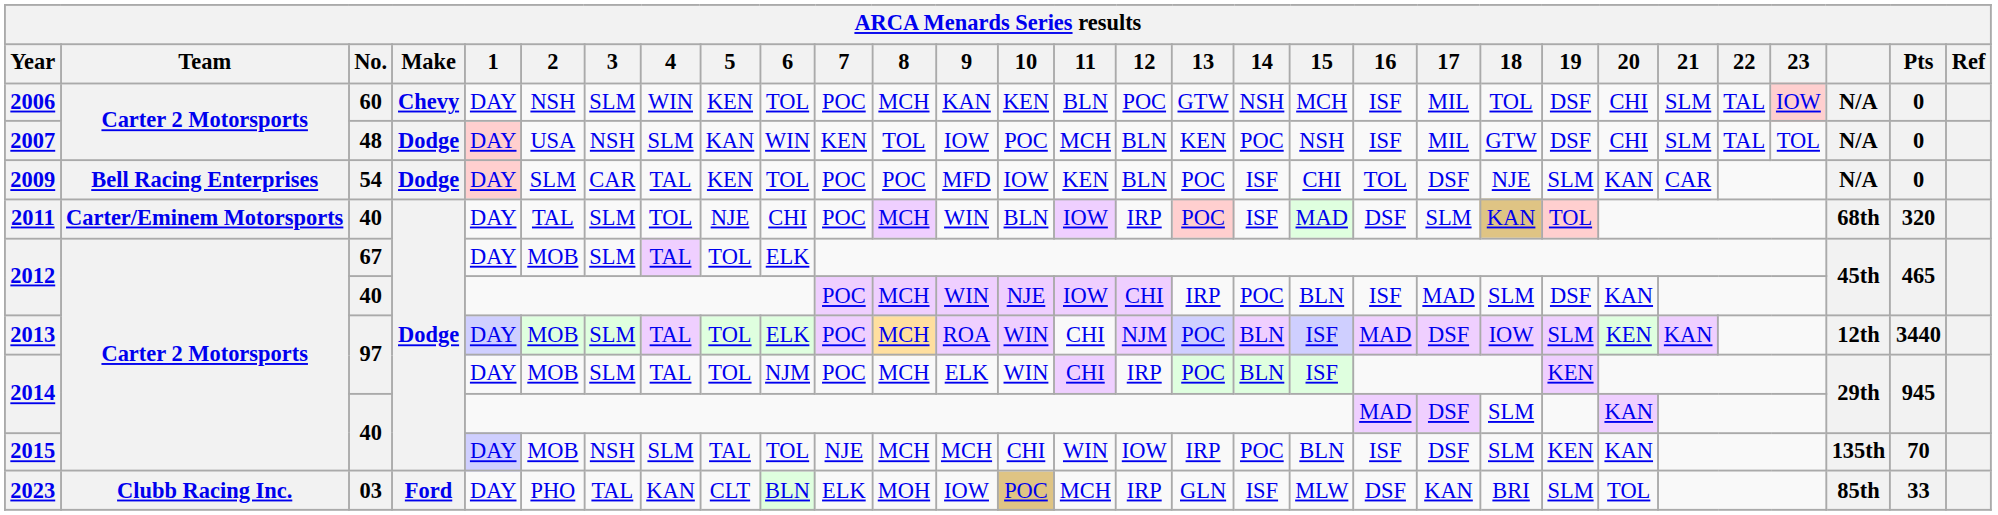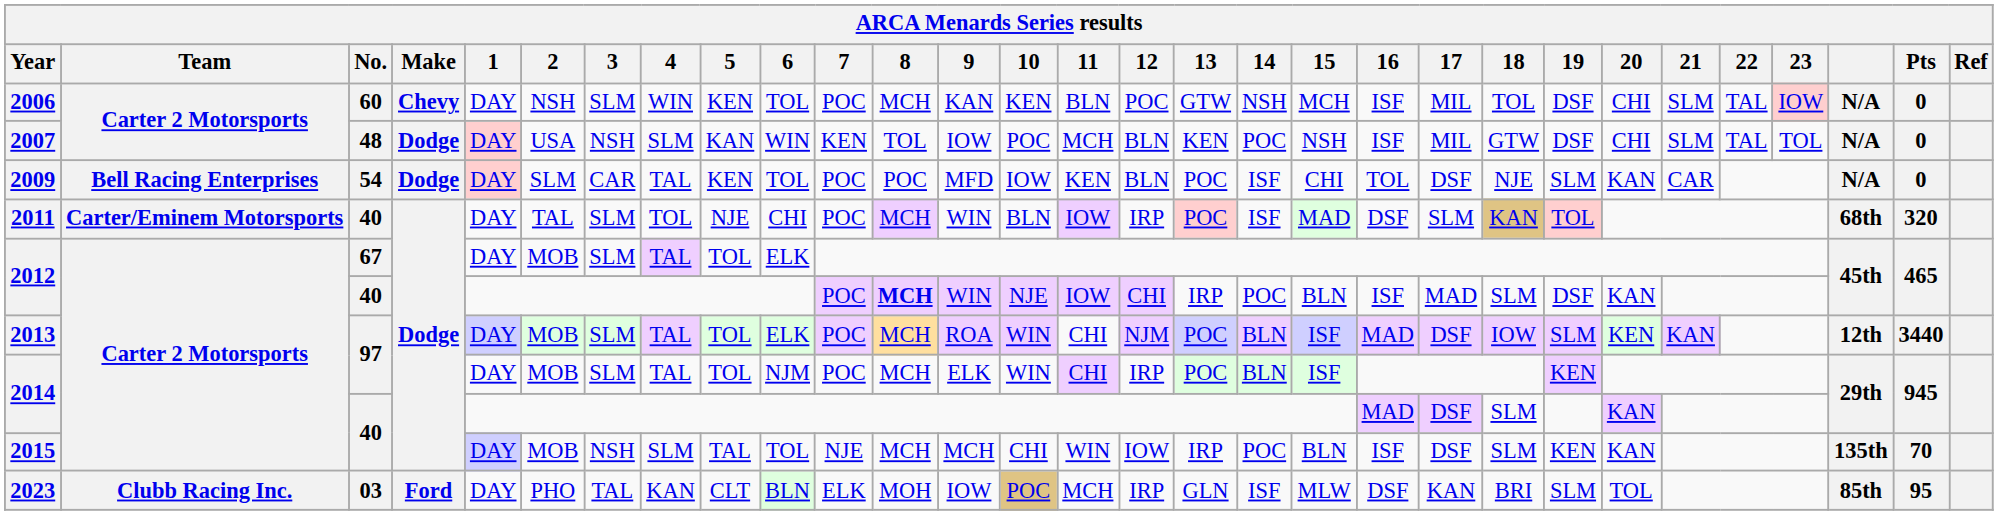(904, 295) normal -> (905, 295) bold
(1919, 490) 33 -> (1921, 490) 95
